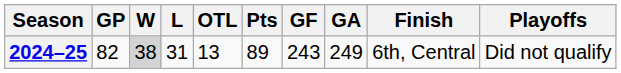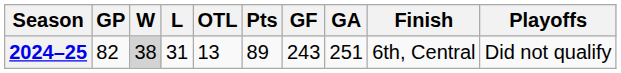(346, 52) 249 -> (346, 52) 251
